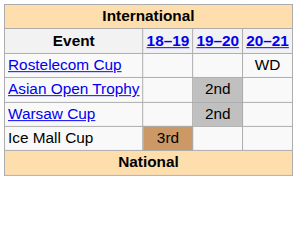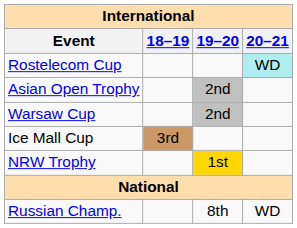(268, 65) no background -> (268, 65) paleturquoise background
+ row: (52, 162)
+ row: (65, 211)
